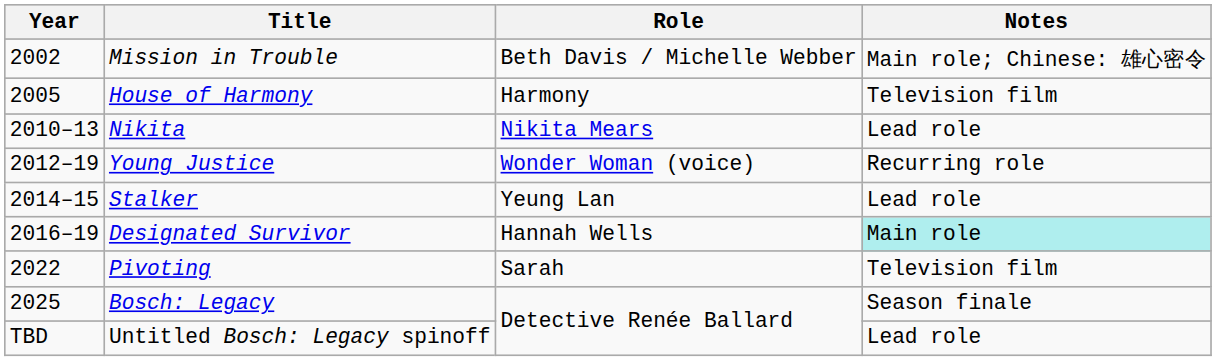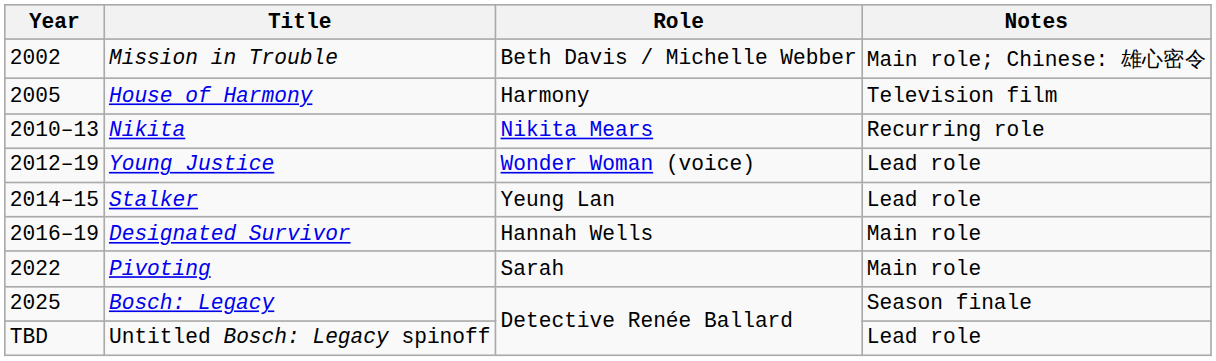(924, 131) Lead role -> (956, 131) Recurring role
(956, 165) Recurring role -> (924, 165) Lead role
(924, 234) paleturquoise background -> (924, 234) no background
(962, 269) Television film -> (924, 269) Main role
